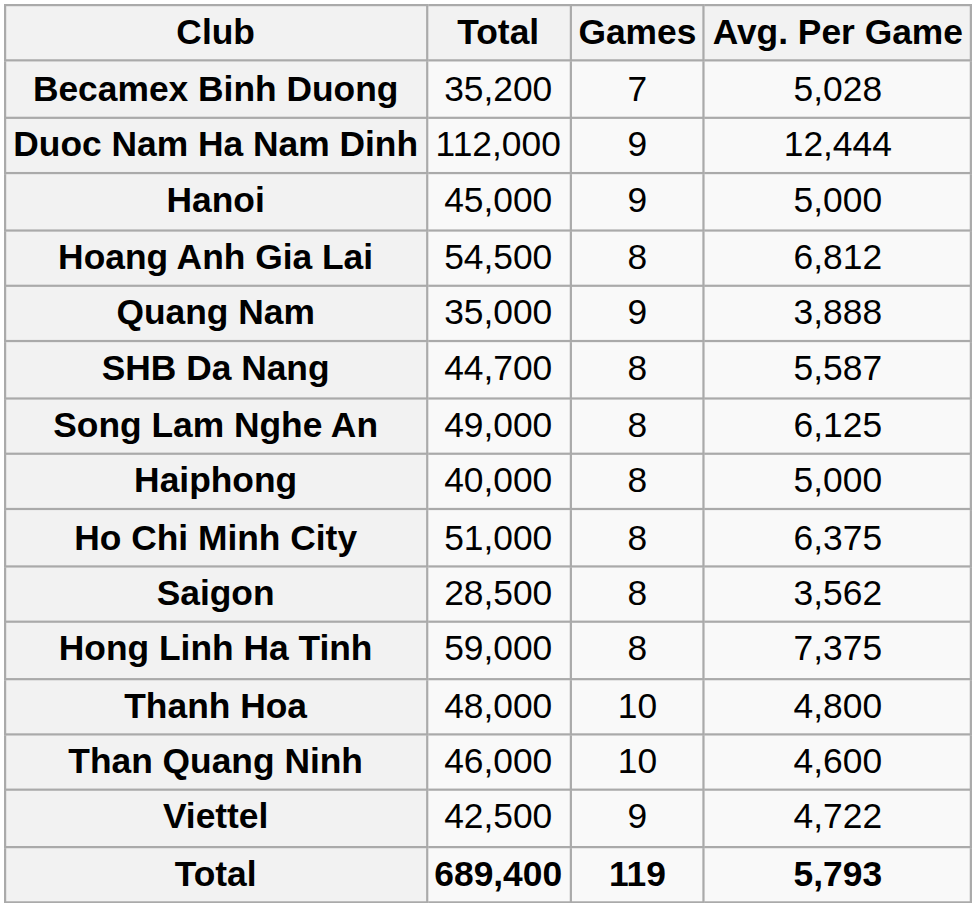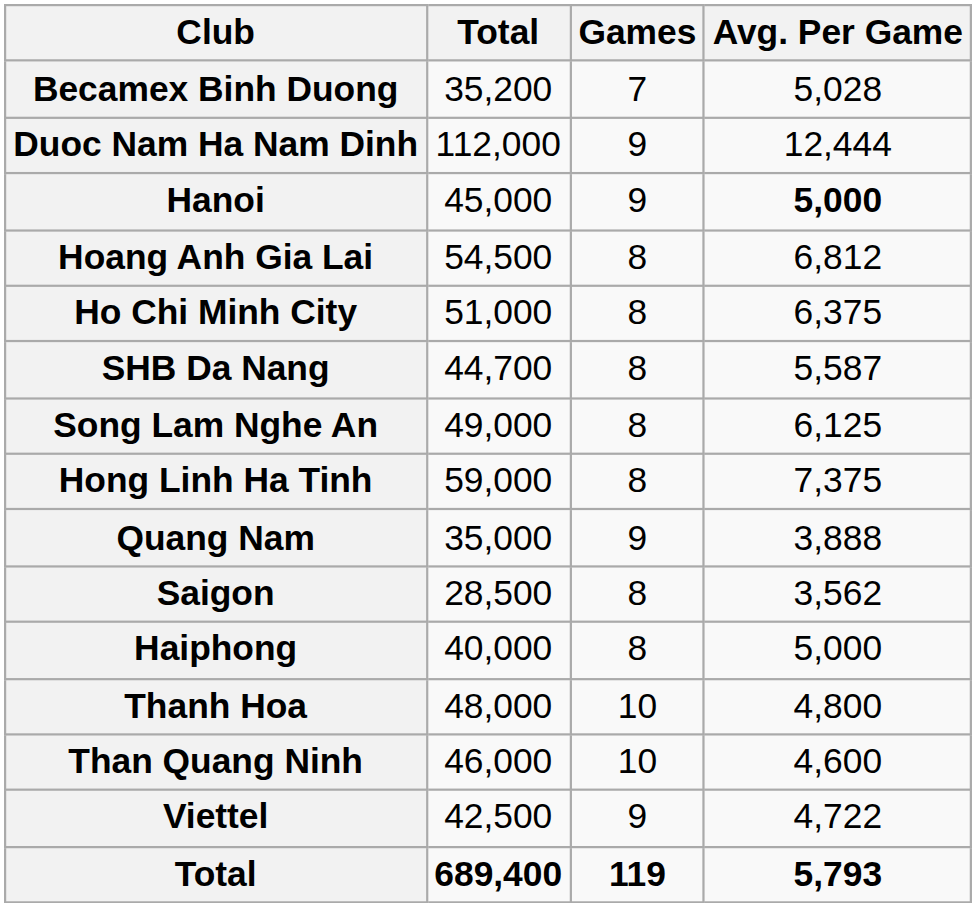(838, 200) normal -> (838, 200) bold
rows swapped: (216, 537) <-> (216, 312)
rows swapped: (216, 649) <-> (216, 481)
